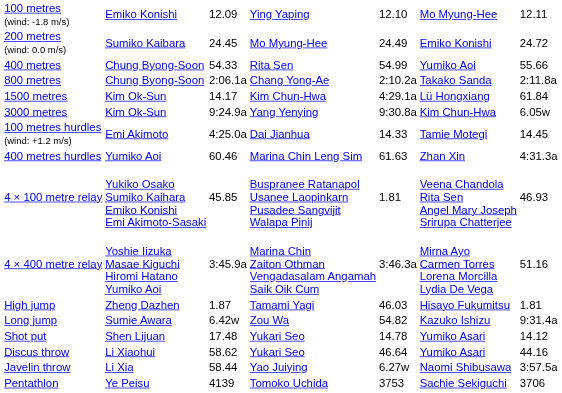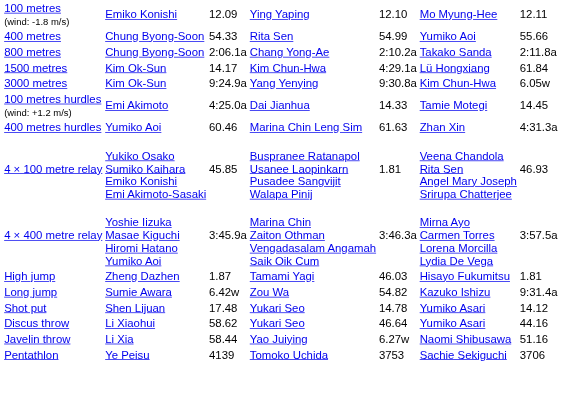- row: (35, 43)
(534, 264) 51.16 -> (539, 235) 3:57.5a
(539, 367) 3:57.5a -> (534, 339) 51.16
